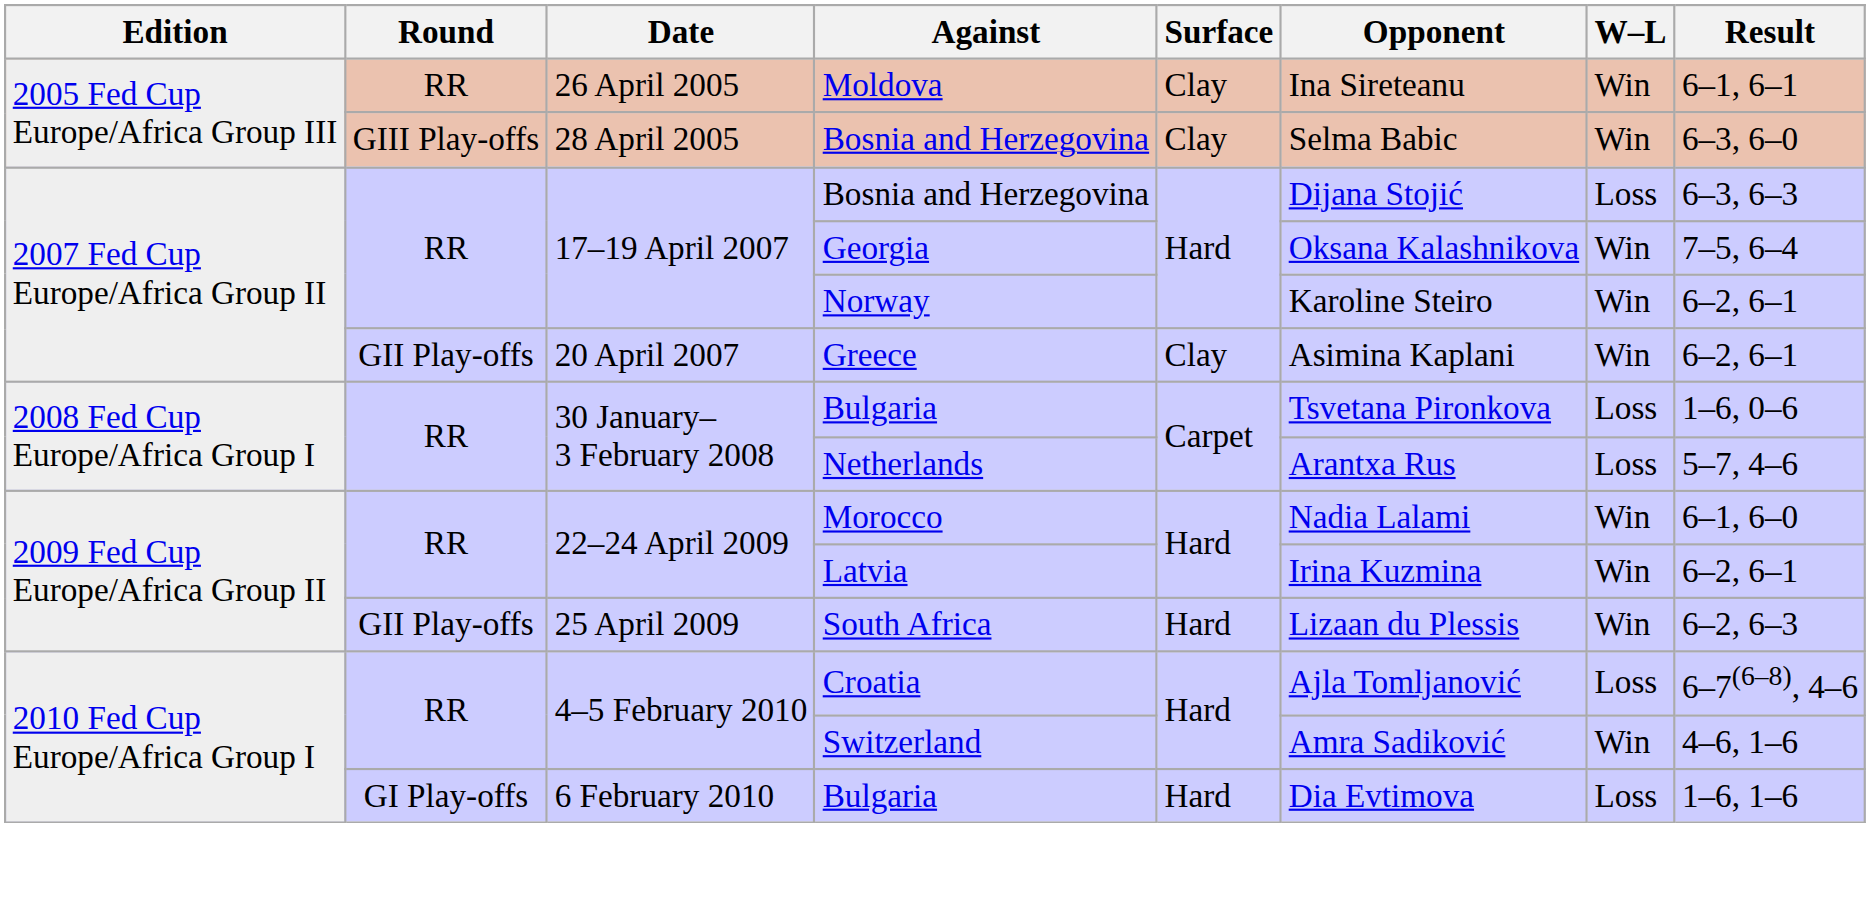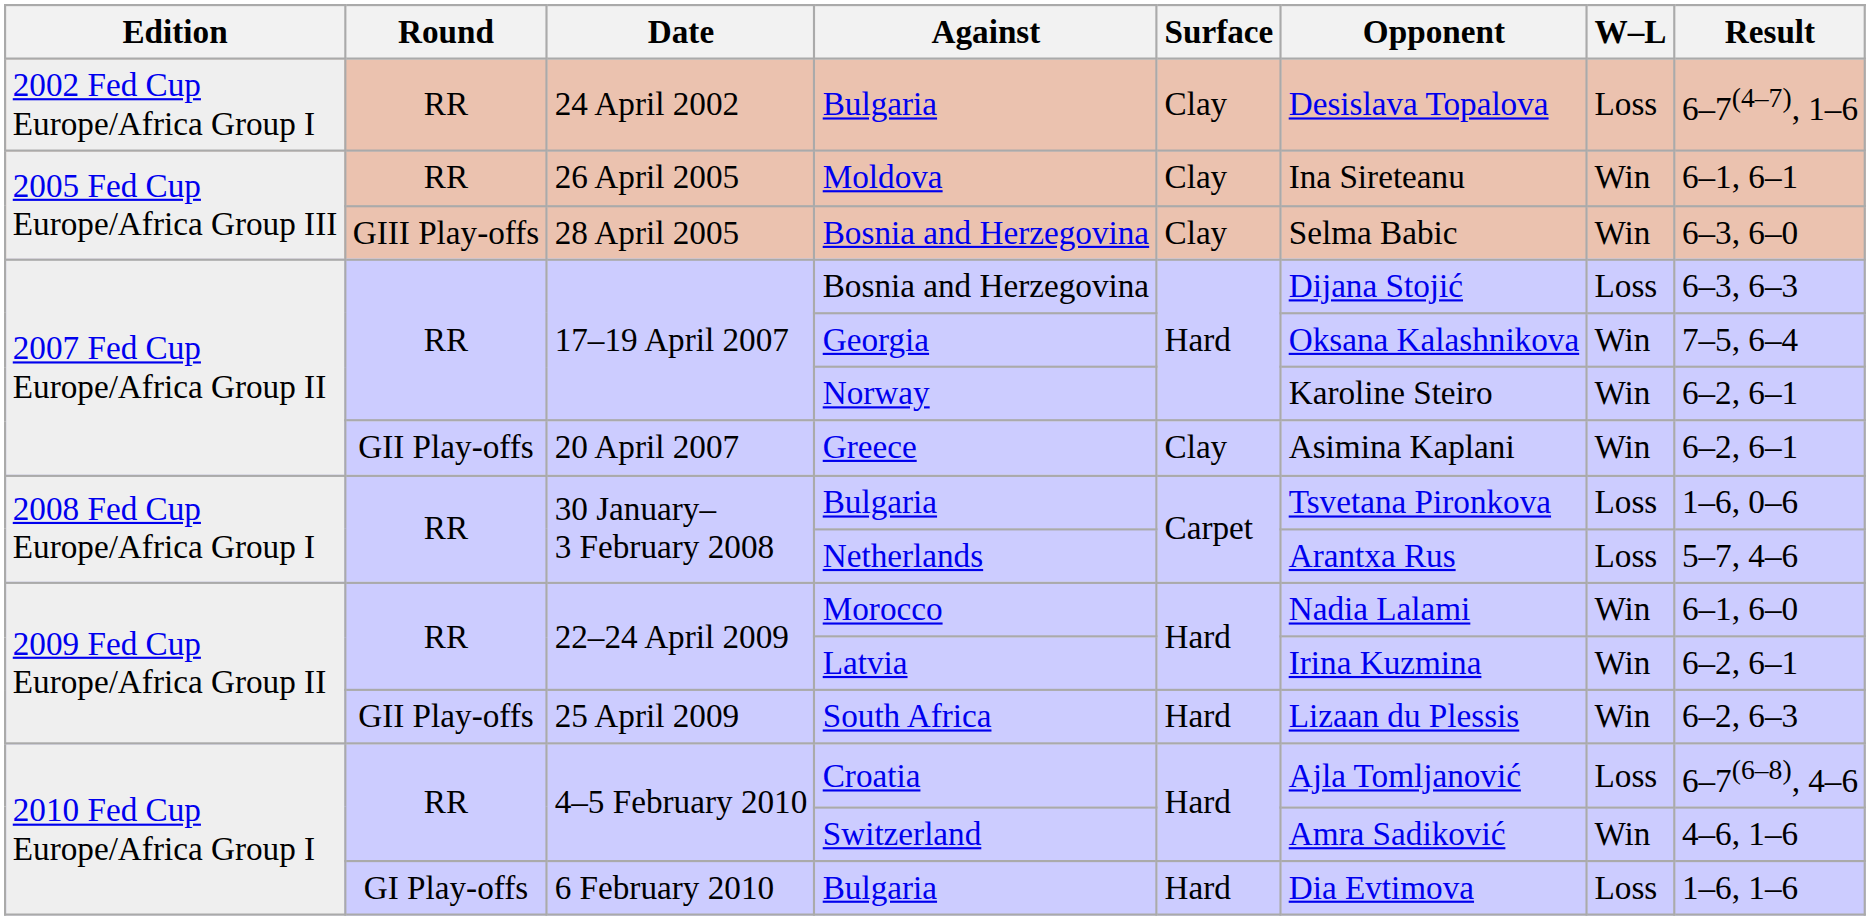+ row: (647, 104)
